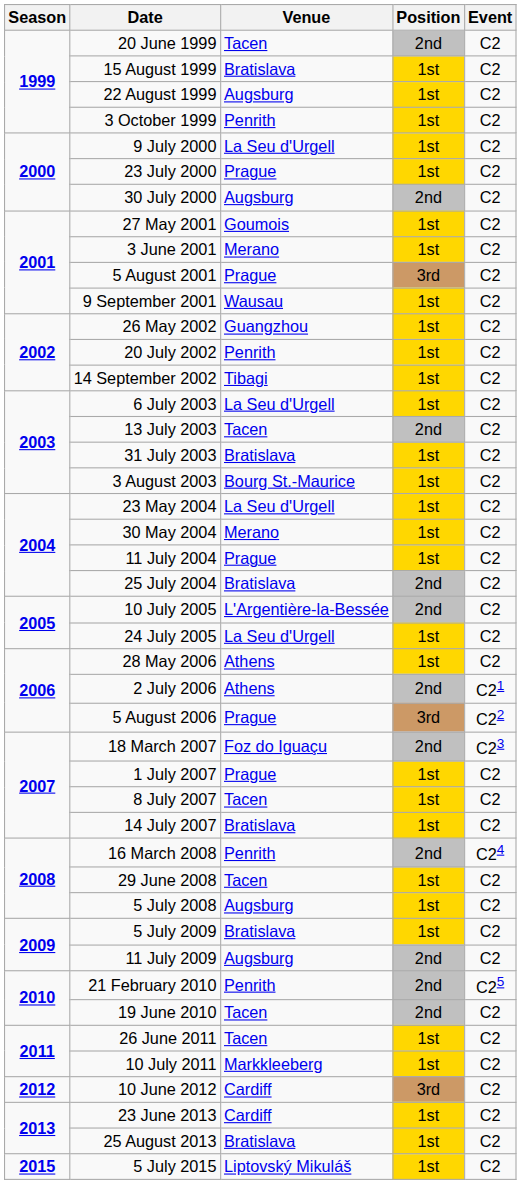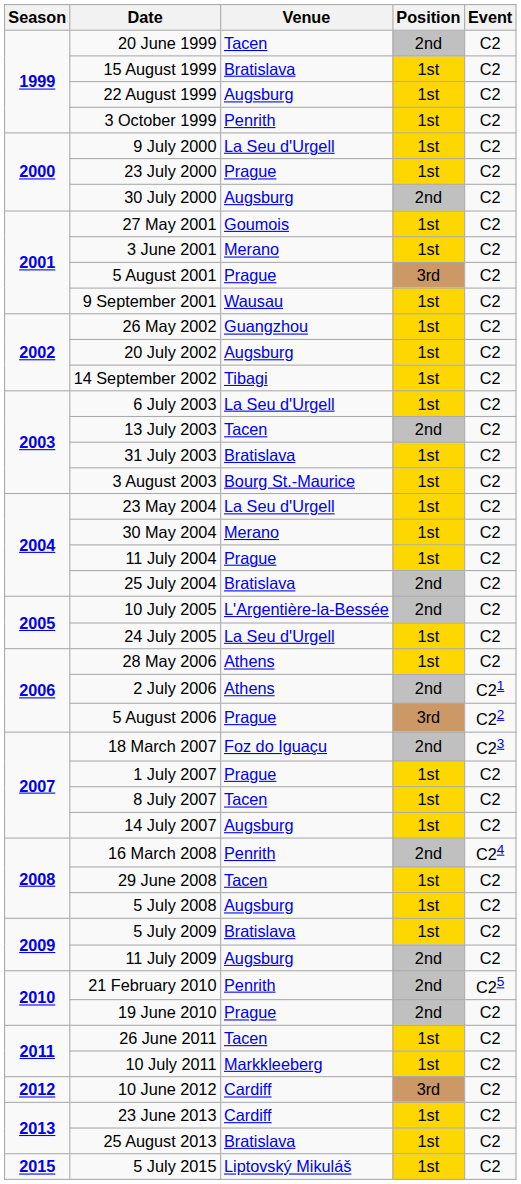(250, 352) Penrith -> (259, 352) Augsburg
(260, 826) Bratislava -> (259, 826) Augsburg
(246, 1012) Tacen -> (250, 1012) Prague
